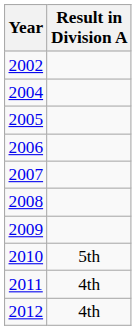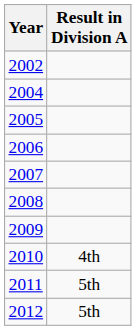(89, 256) 5th -> (89, 256) 4th
(89, 284) 4th -> (89, 284) 5th
(89, 311) 4th -> (89, 311) 5th
